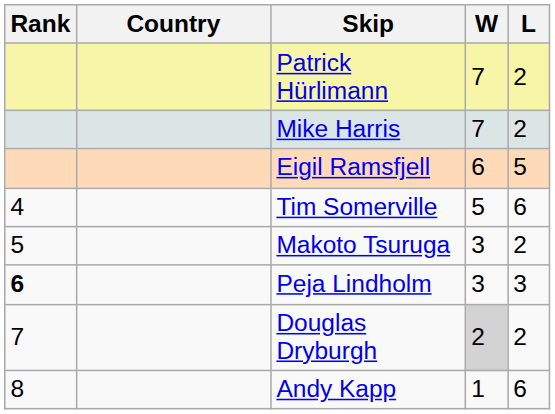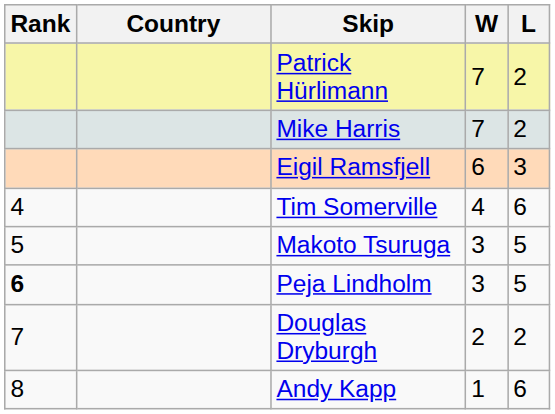(520, 167) 5 -> (520, 167) 3
(478, 206) 5 -> (478, 206) 4
(520, 245) 2 -> (520, 245) 5
(520, 284) 3 -> (520, 284) 5
(478, 336) lightgrey background -> (478, 336) no background
